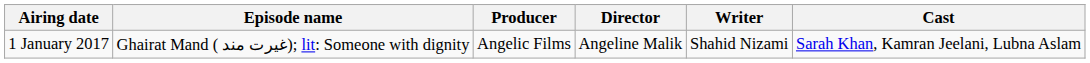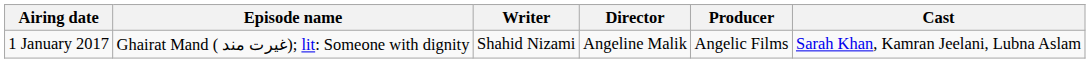columns swapped: (739, 17) <-> (524, 17)
